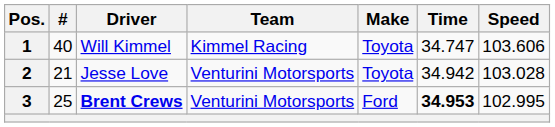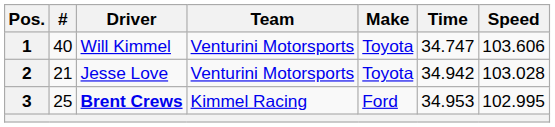(249, 46) Kimmel Racing -> (272, 46) Venturini Motorsports
(272, 101) Venturini Motorsports -> (249, 101) Kimmel Racing
(448, 101) bold -> (448, 101) normal
